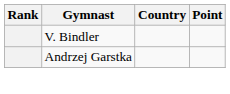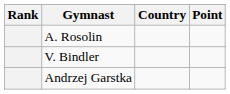+ row: (73, 36)
